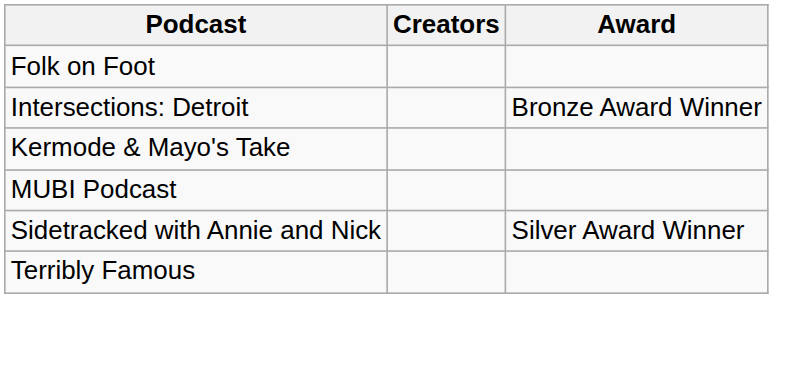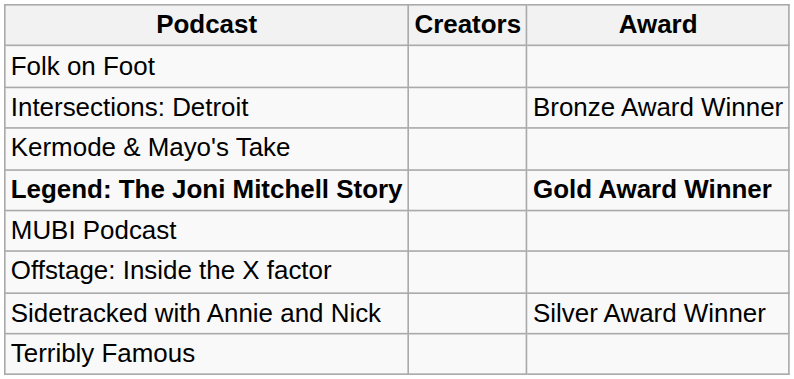+ row: (207, 189)
+ row: (171, 271)
